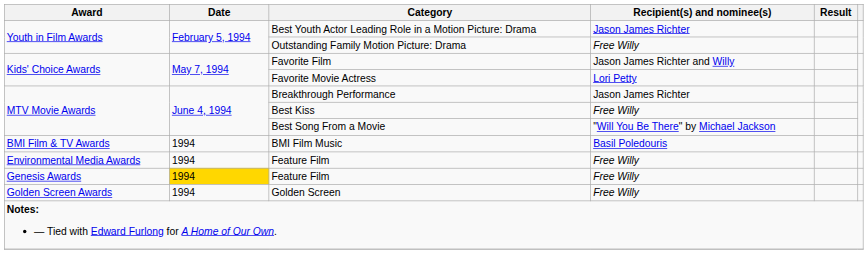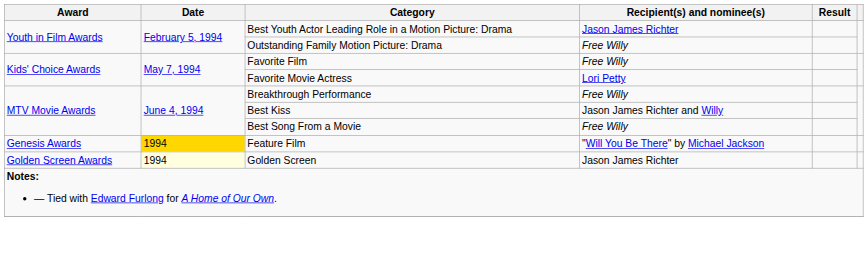(664, 62) Jason James Richter and Willy -> (605, 62) Free Willy
(641, 95) Jason James Richter -> (605, 95) Free Willy
(616, 111) Free Willy -> (653, 111) Jason James Richter and Willy
(684, 127) "Will You Be There" by Michael Jackson -> (605, 127) Free Willy
- row: (58, 144)
- row: (74, 160)
(616, 176) Free Willy -> (673, 144) "Will You Be There" by Michael Jackson
(183, 193) no background -> (155, 160) lightyellow background
(616, 193) Free Willy -> (630, 160) Jason James Richter
